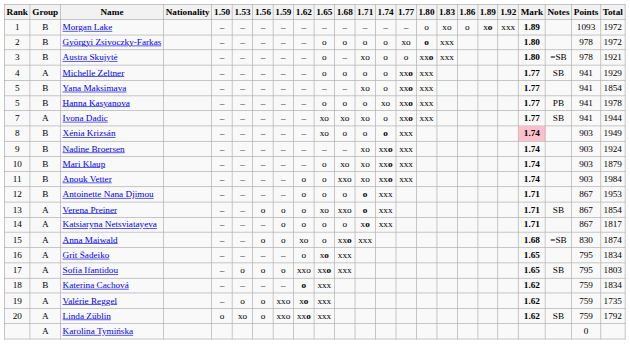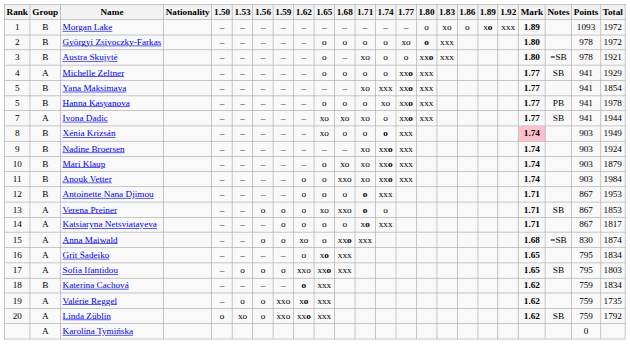(386, 88) o -> (386, 88) xxx
(386, 210) xxx -> (386, 210) o
(613, 210) 1854 -> (613, 210) 1853
